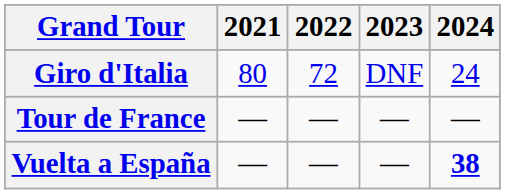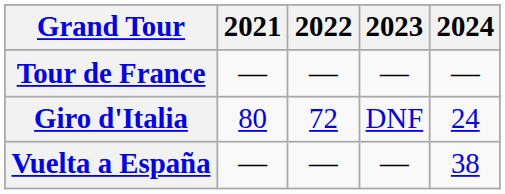rows swapped: (111, 73) <-> (111, 118)
(465, 164) bold -> (465, 164) normal
